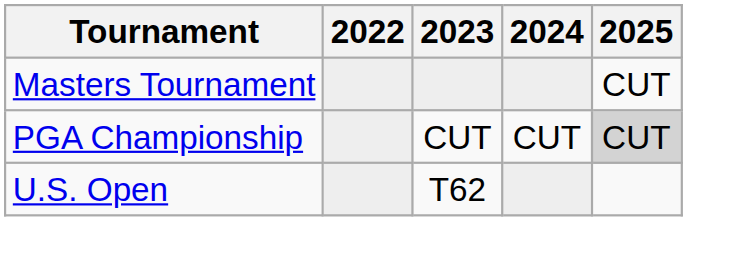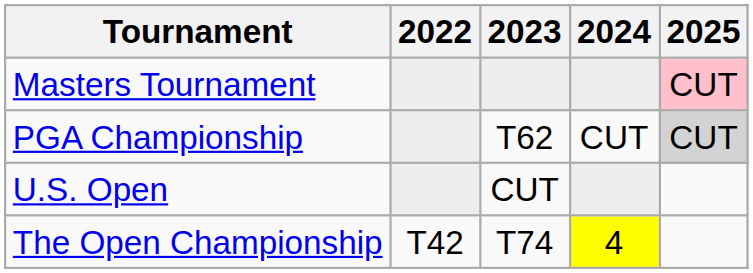(636, 84) no background -> (704, 84) pink background
(457, 137) CUT -> (525, 137) T62
(457, 190) T62 -> (525, 190) CUT
+ row: (198, 242)
